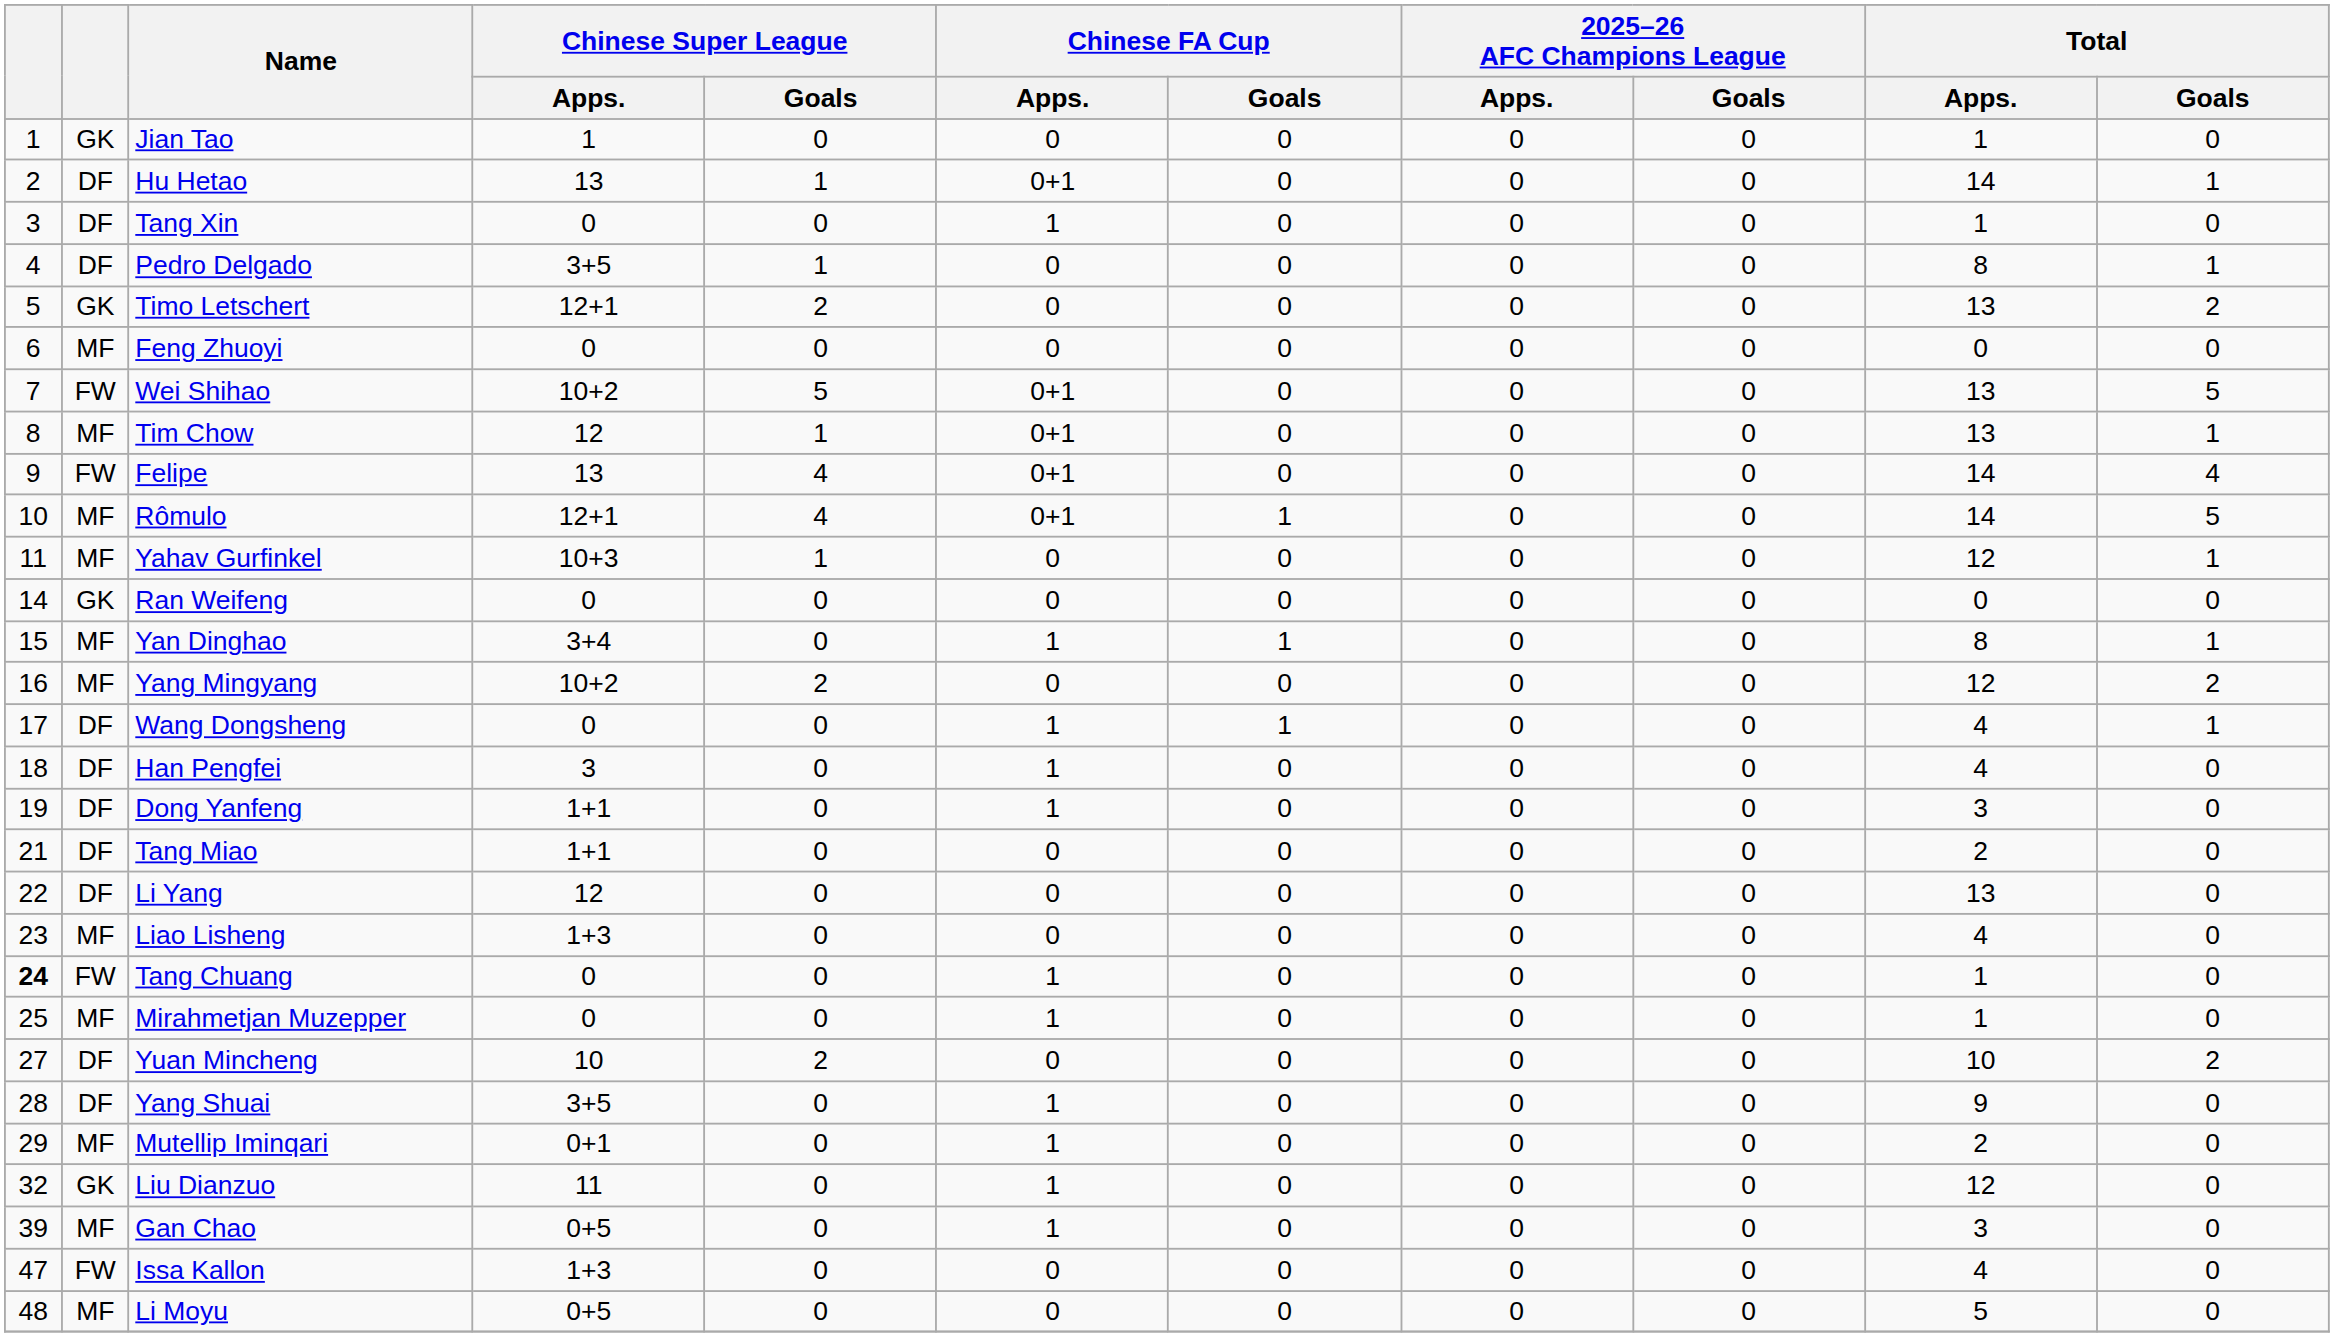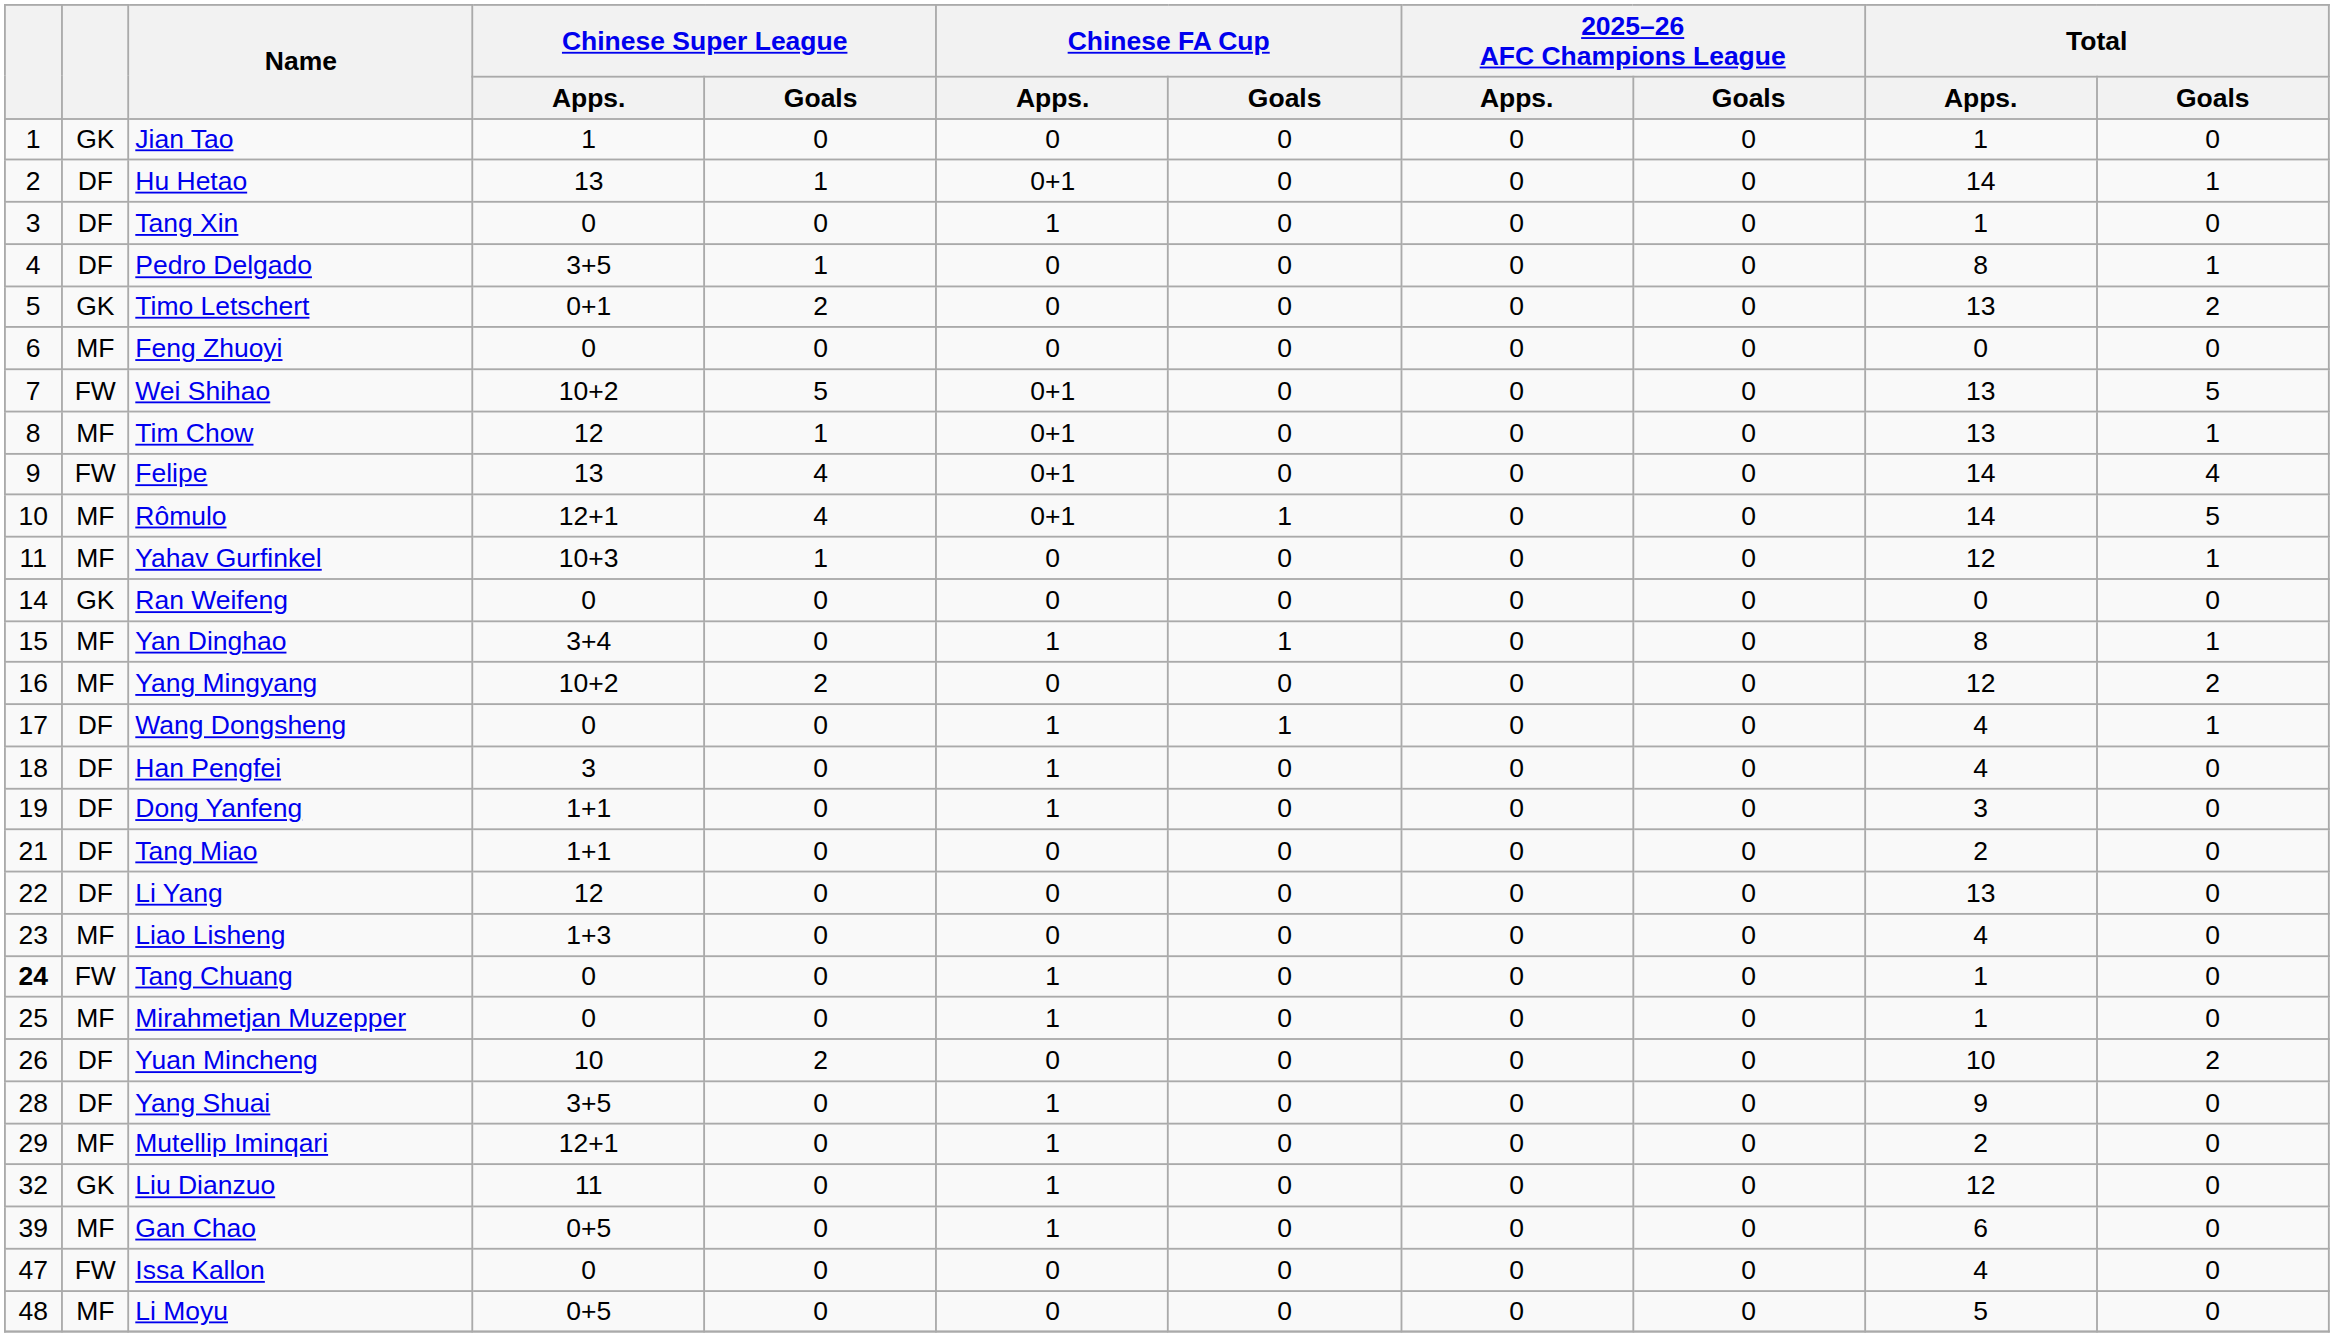(589, 307) 12+1 -> (589, 307) 0+1
(33, 1060) 27 -> (33, 1060) 26
(589, 1144) 0+1 -> (589, 1144) 12+1
(1981, 1228) 3 -> (1981, 1228) 6
(589, 1270) 1+3 -> (589, 1270) 0
